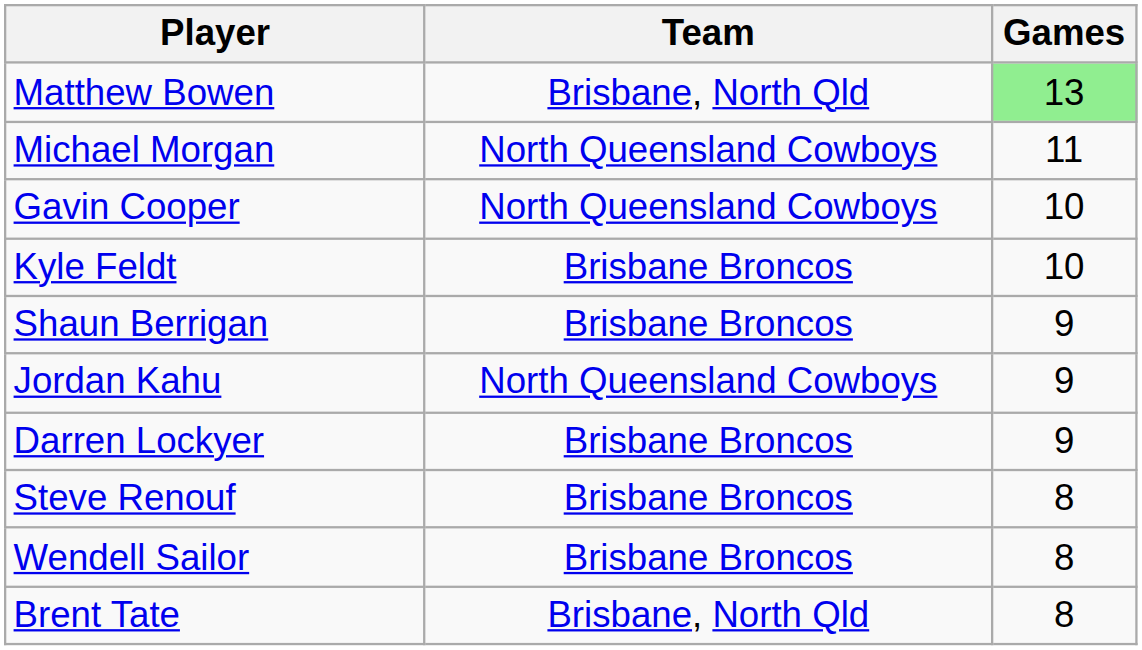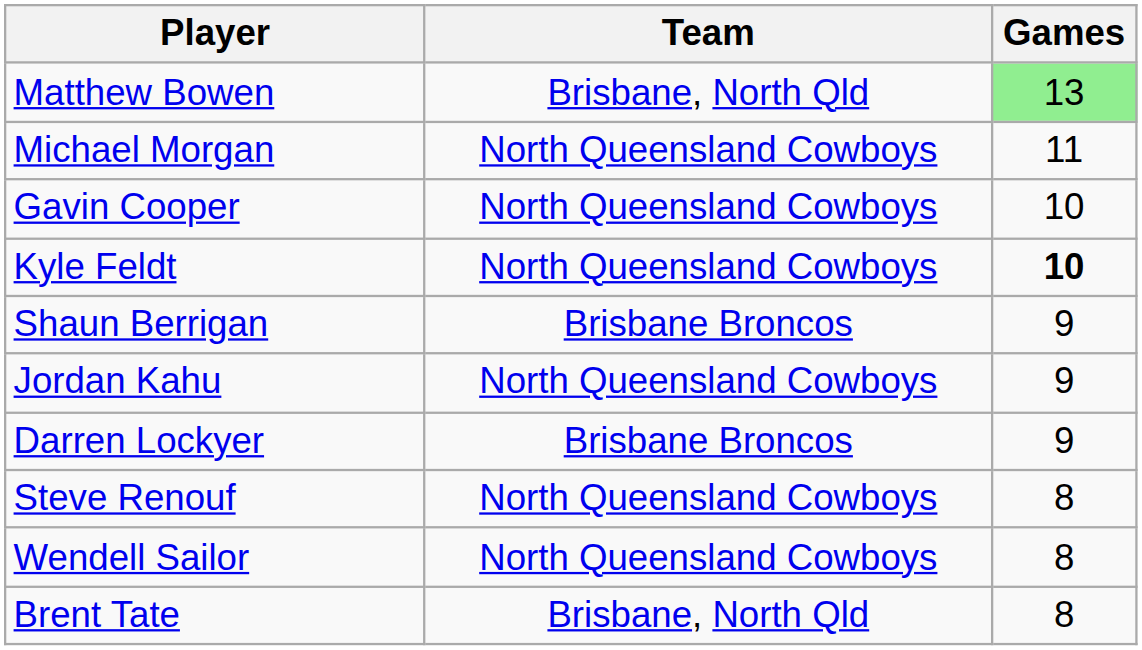(708, 265) Brisbane Broncos -> (708, 265) North Queensland Cowboys
(1064, 265) normal -> (1064, 265) bold
(708, 498) Brisbane Broncos -> (708, 498) North Queensland Cowboys
(708, 556) Brisbane Broncos -> (708, 556) North Queensland Cowboys
